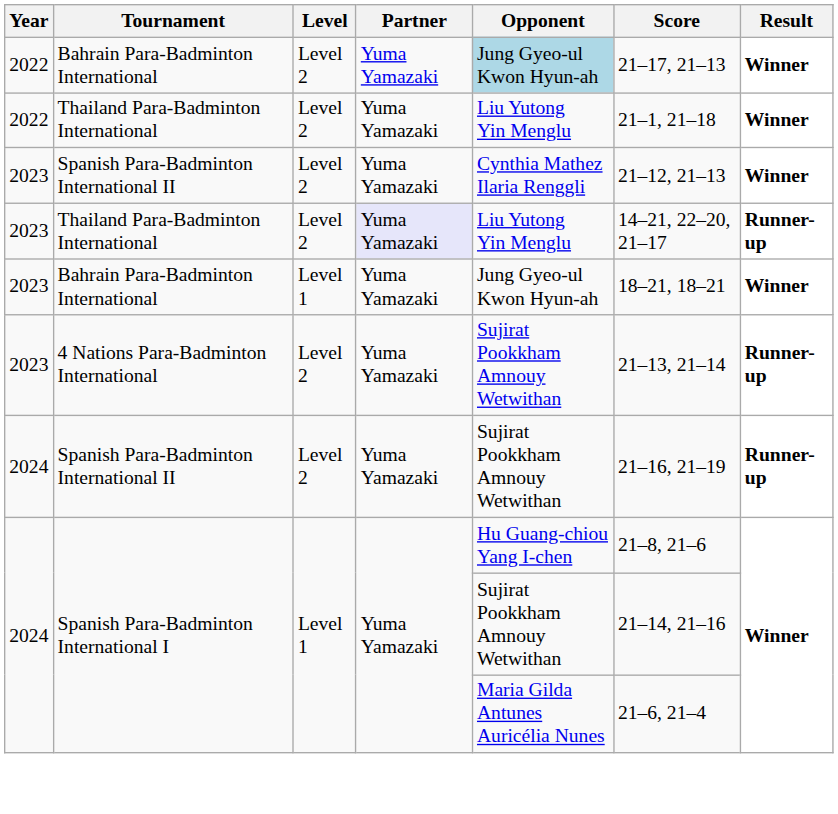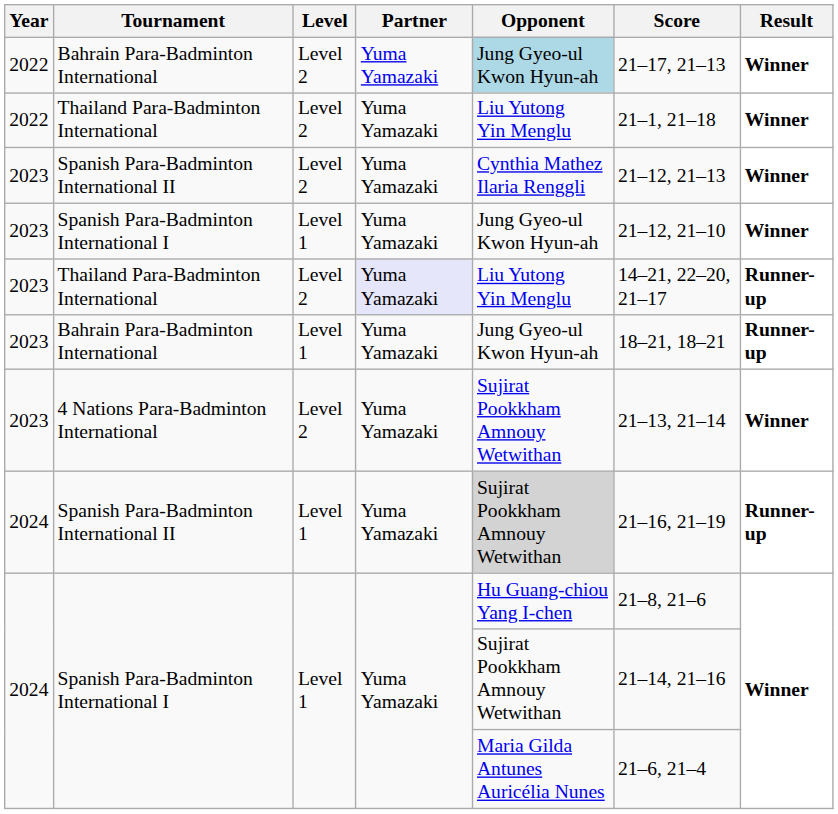+ row: (29, 231)
(777, 286) Winner -> (780, 342) Runner-up
(780, 365) Runner-up -> (777, 420) Winner
(320, 466) Level 2 -> (320, 522) Level 1
(519, 466) no background -> (519, 522) lightgrey background
